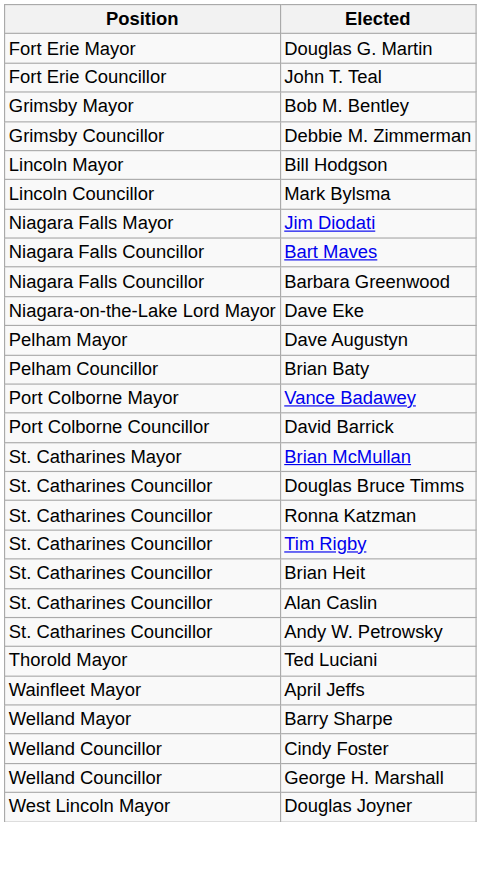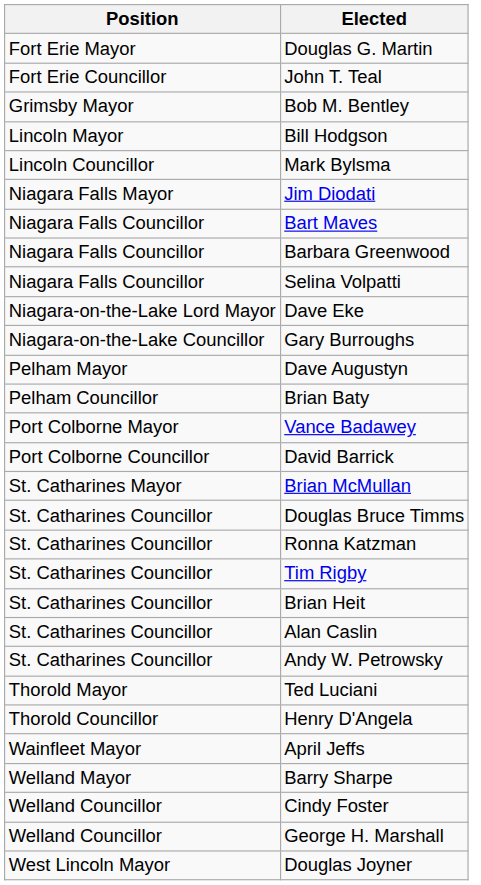- row: (378, 135)
+ row: (343, 281)
+ row: (349, 340)
+ row: (348, 719)
